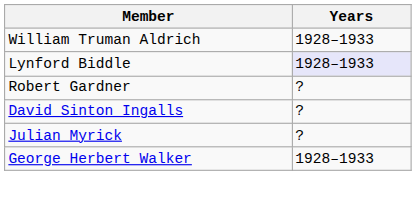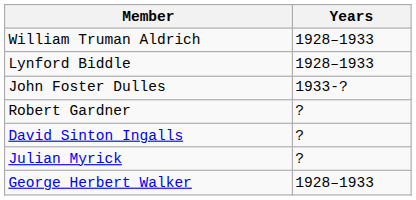(335, 64) lavender background -> (335, 64) no background
+ row: (87, 88)
